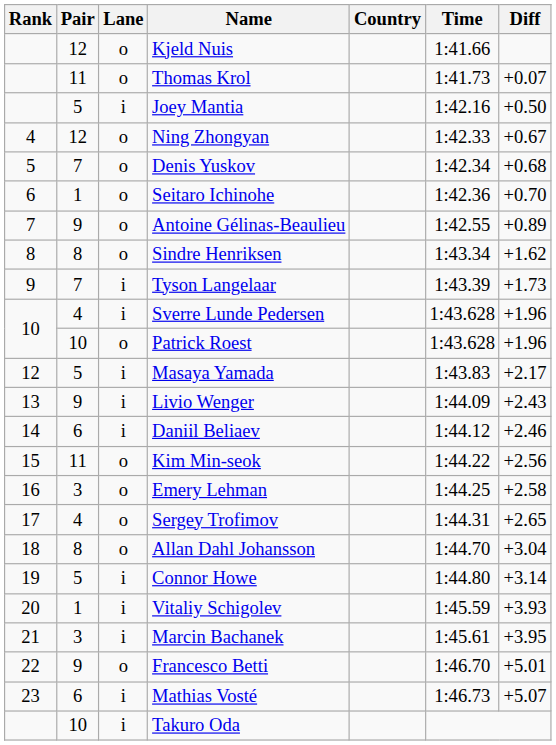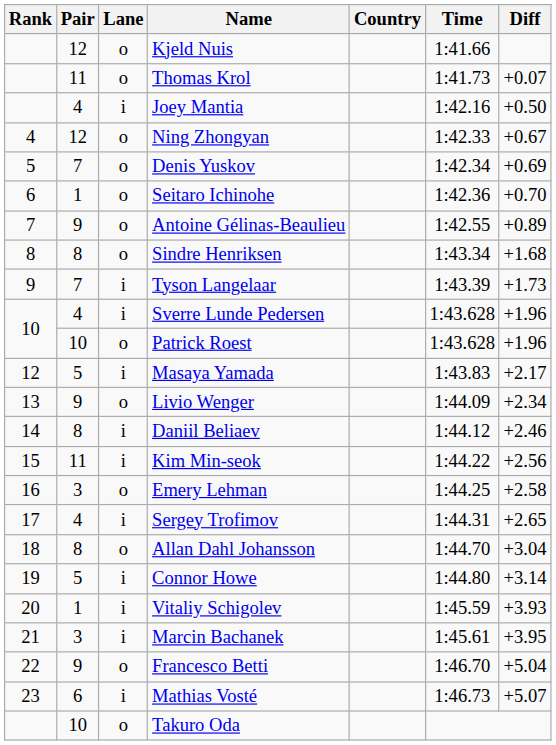(78, 107) 5 -> (78, 107) 4
(525, 166) +0.68 -> (525, 166) +0.69
(525, 254) +1.62 -> (525, 254) +1.68
(123, 401) i -> (123, 401) o
(525, 401) +2.43 -> (525, 401) +2.34
(78, 431) 6 -> (78, 431) 8
(123, 460) o -> (123, 460) i
(123, 519) o -> (123, 519) i
(525, 666) +5.01 -> (525, 666) +5.04
(123, 725) i -> (123, 725) o
